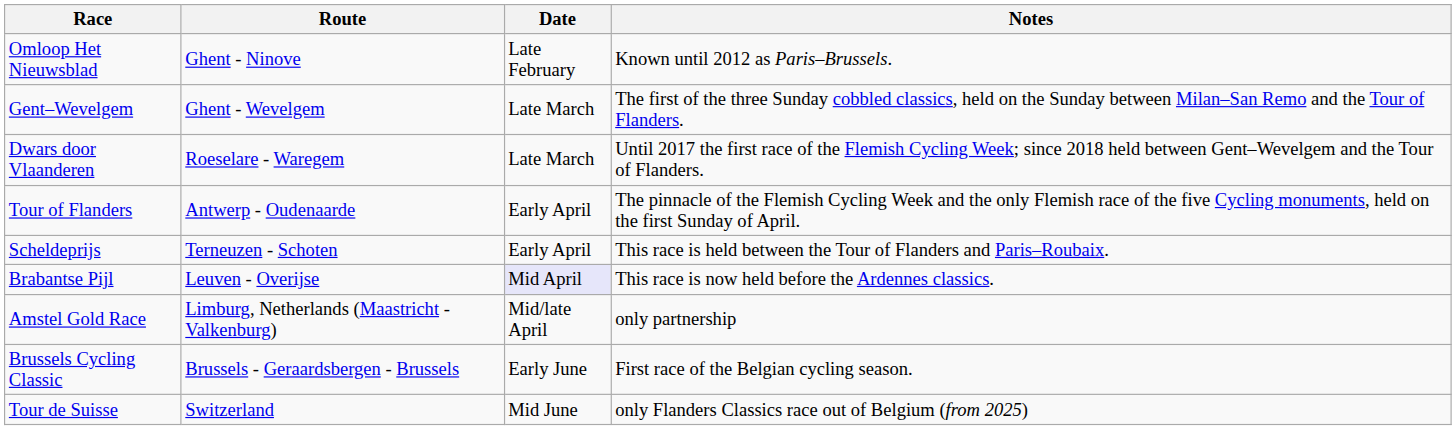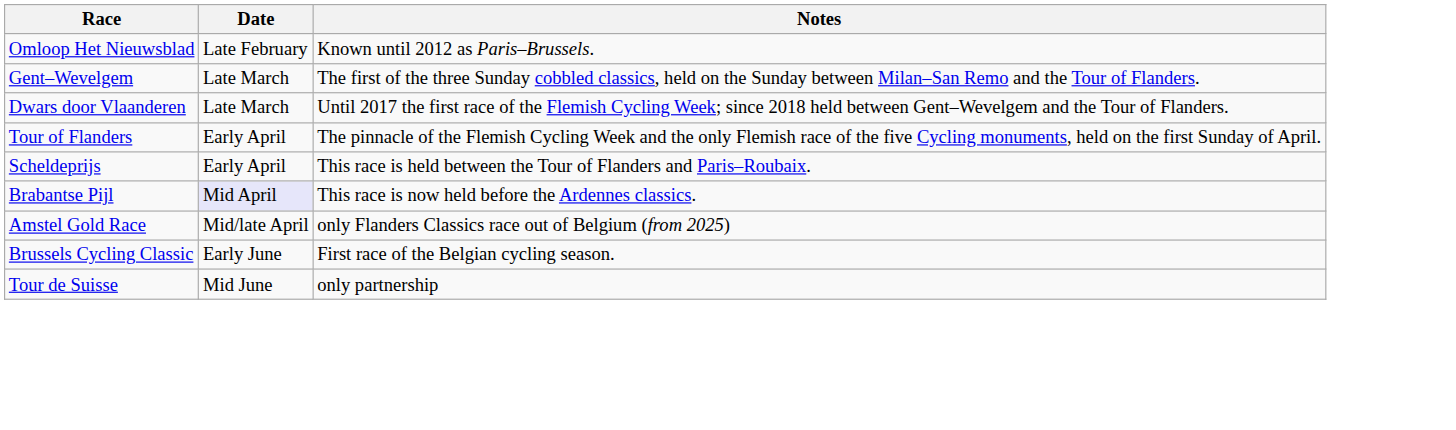- column: (342, 19)
(676, 319) only partnership -> (524, 225) only Flanders Classics race out of Belgium (from 2025)
(822, 409) only Flanders Classics race out of Belgium (from 2025) -> (378, 284) only partnership
